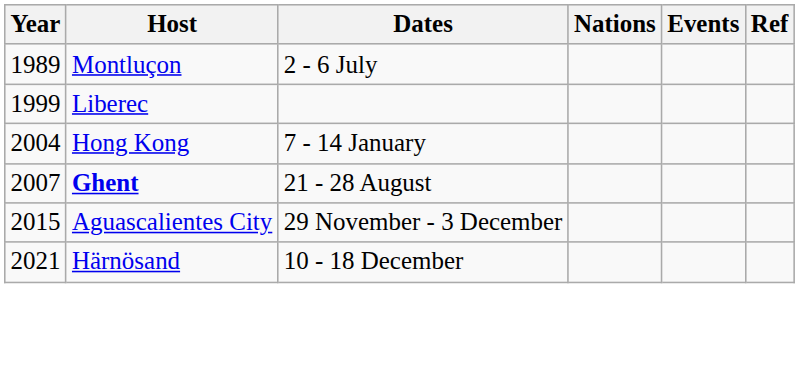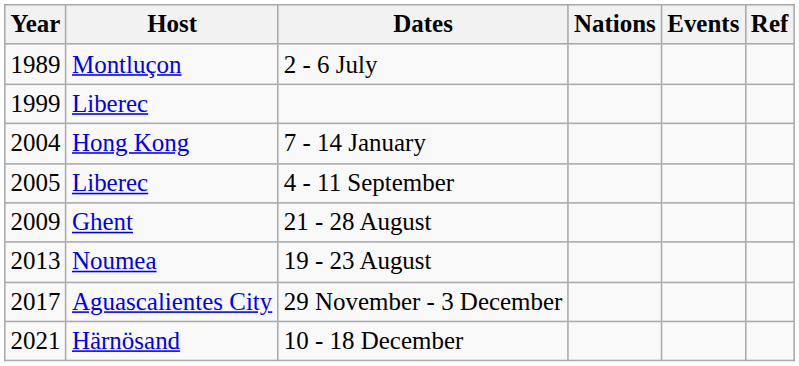+ row: (369, 182)
(35, 182) 2007 -> (35, 222) 2009
(105, 182) bold -> (102, 222) normal
+ row: (358, 261)
(35, 222) 2015 -> (35, 301) 2017
